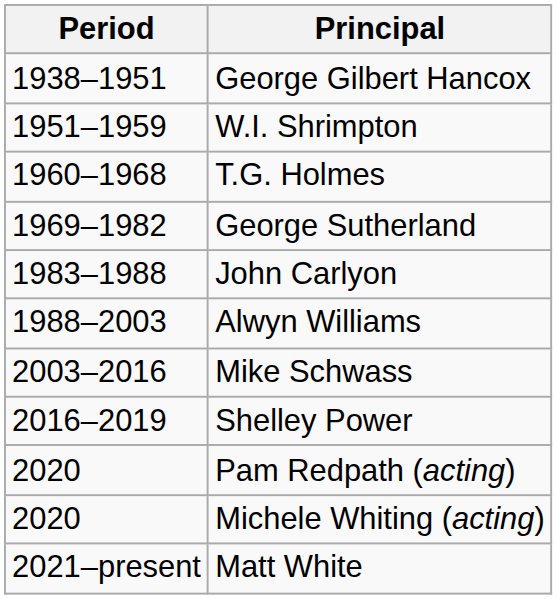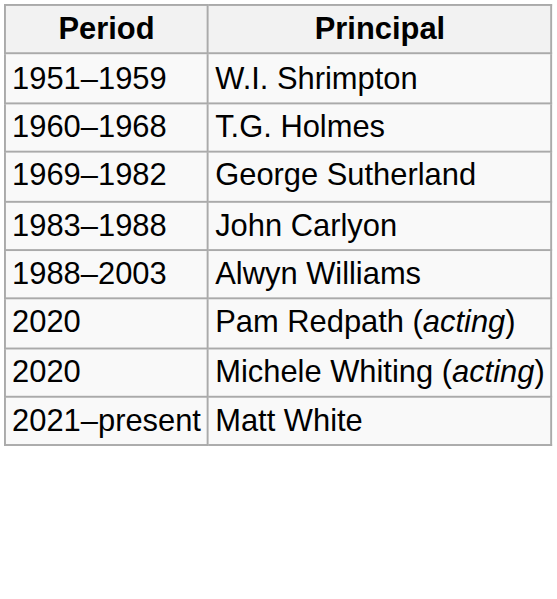- row: (373, 77)
- row: (314, 371)
- row: (314, 420)
